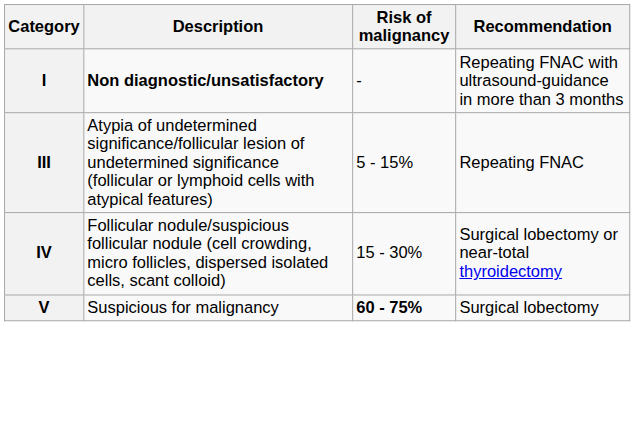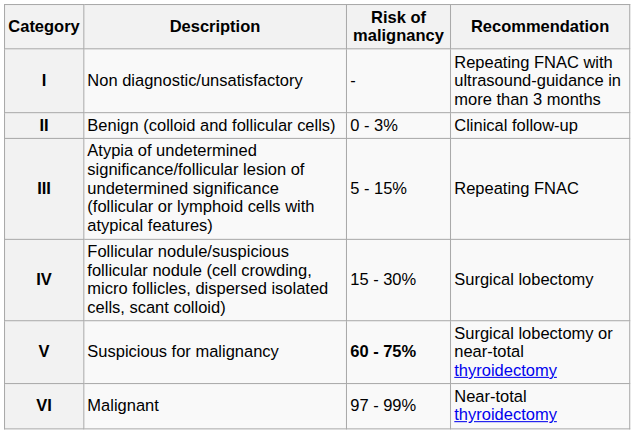(205, 80) bold -> (195, 80) normal
+ row: (44, 125)
(539, 253) Surgical lobectomy or near-total thyroidectomy -> (524, 279) Surgical lobectomy
(529, 307) Surgical lobectomy -> (534, 352) Surgical lobectomy or near-total thyroidectomy
+ row: (44, 406)
